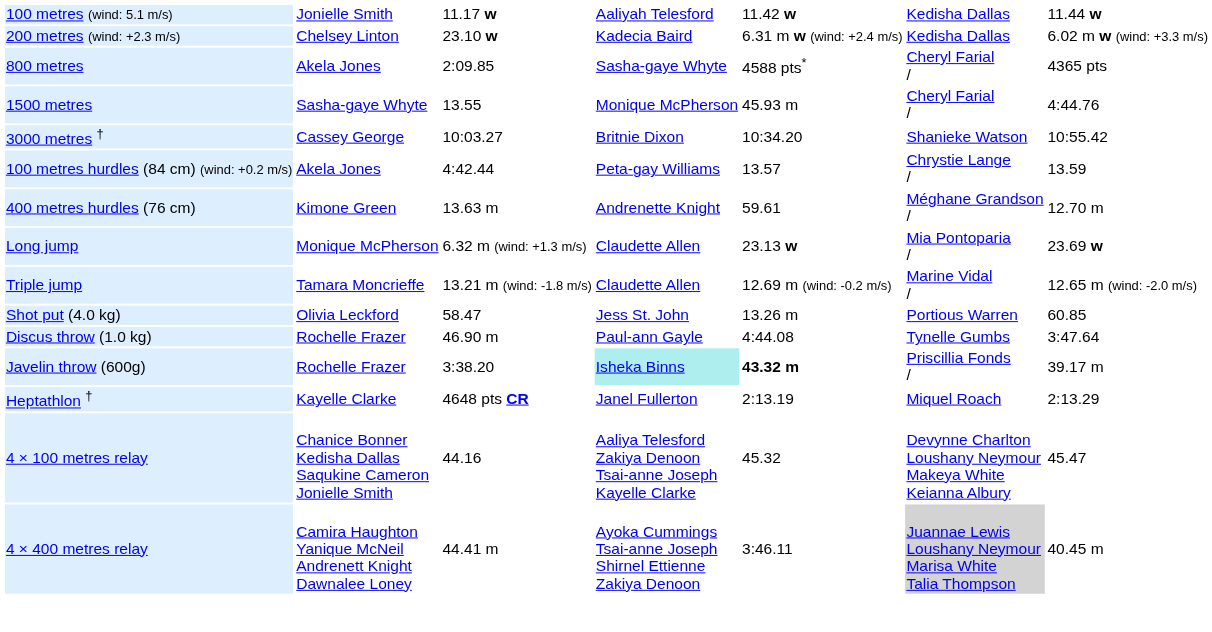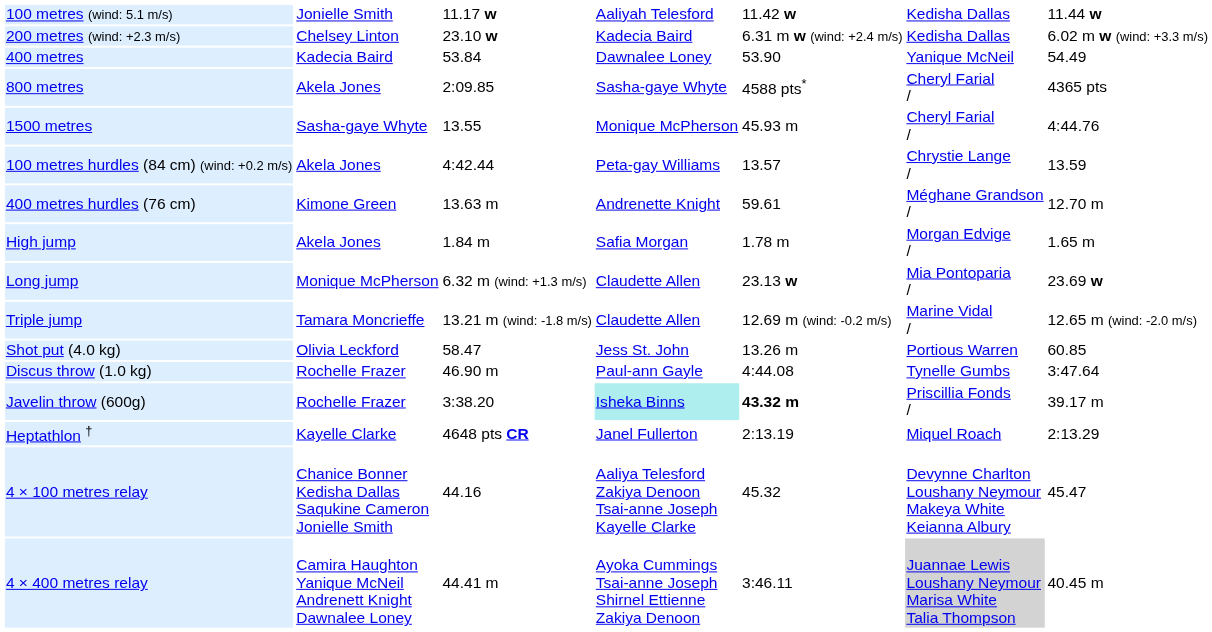+ row: (45, 57)
- row: (55, 137)
+ row: (41, 242)
